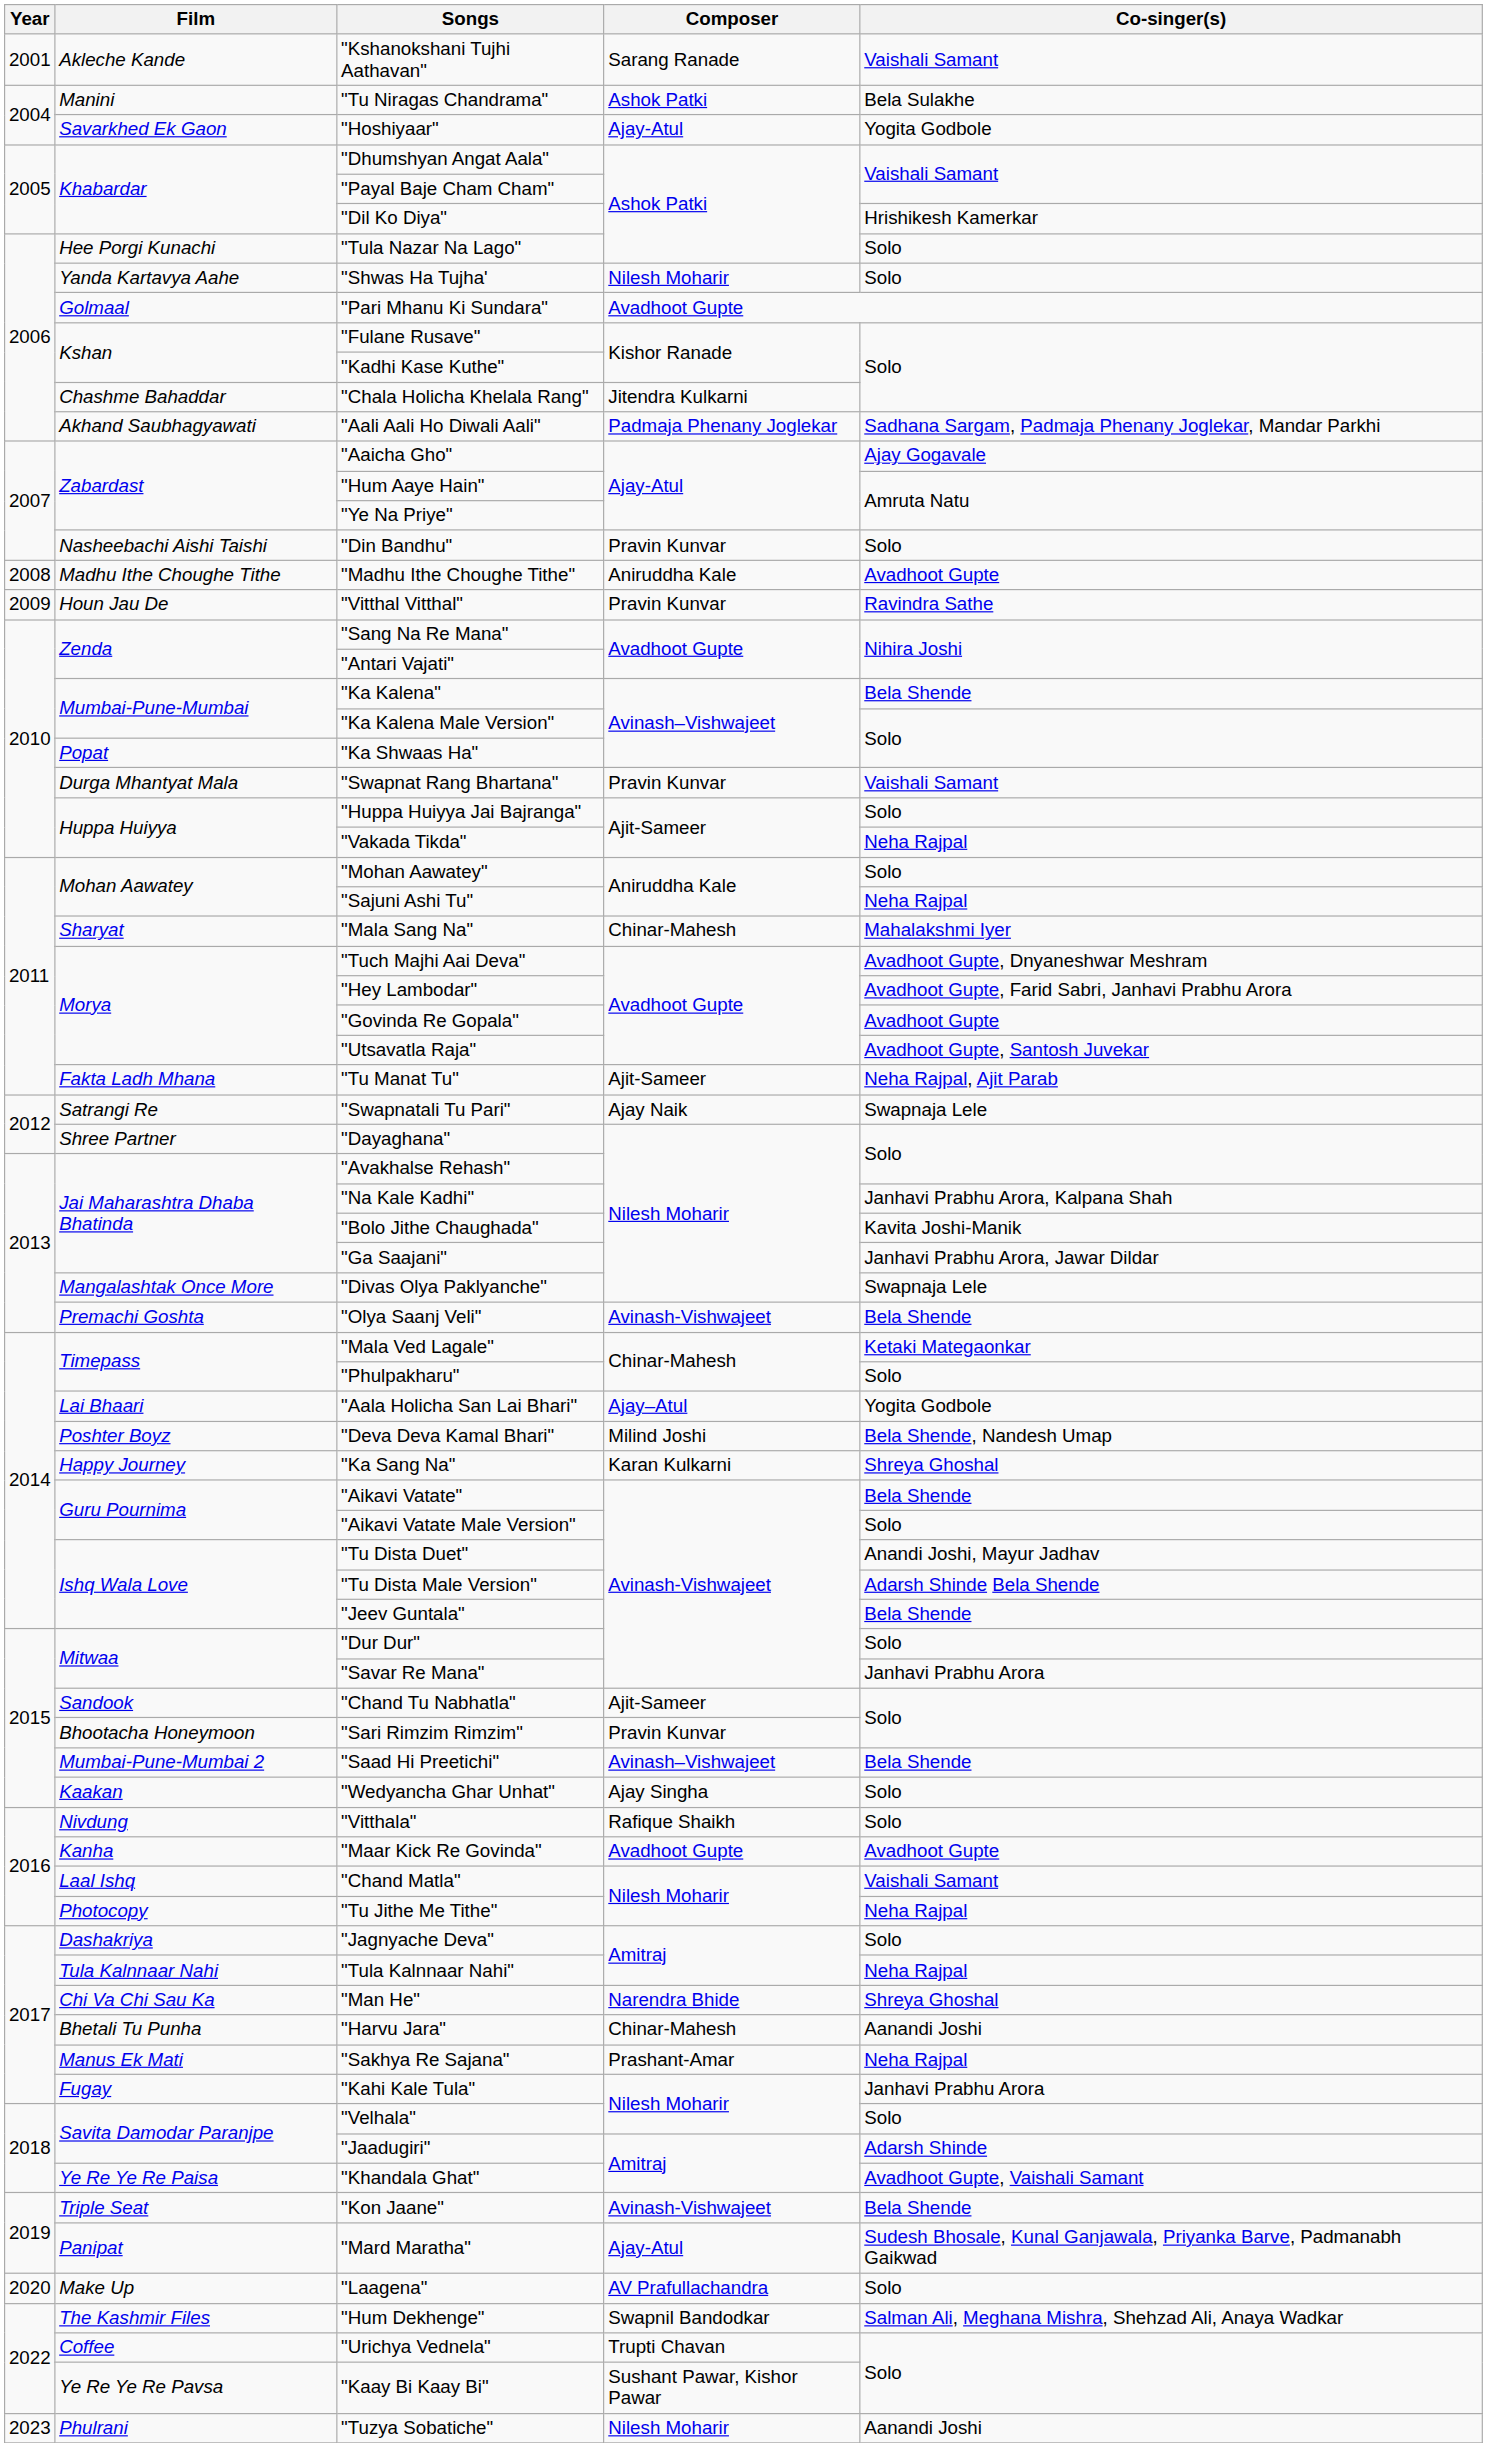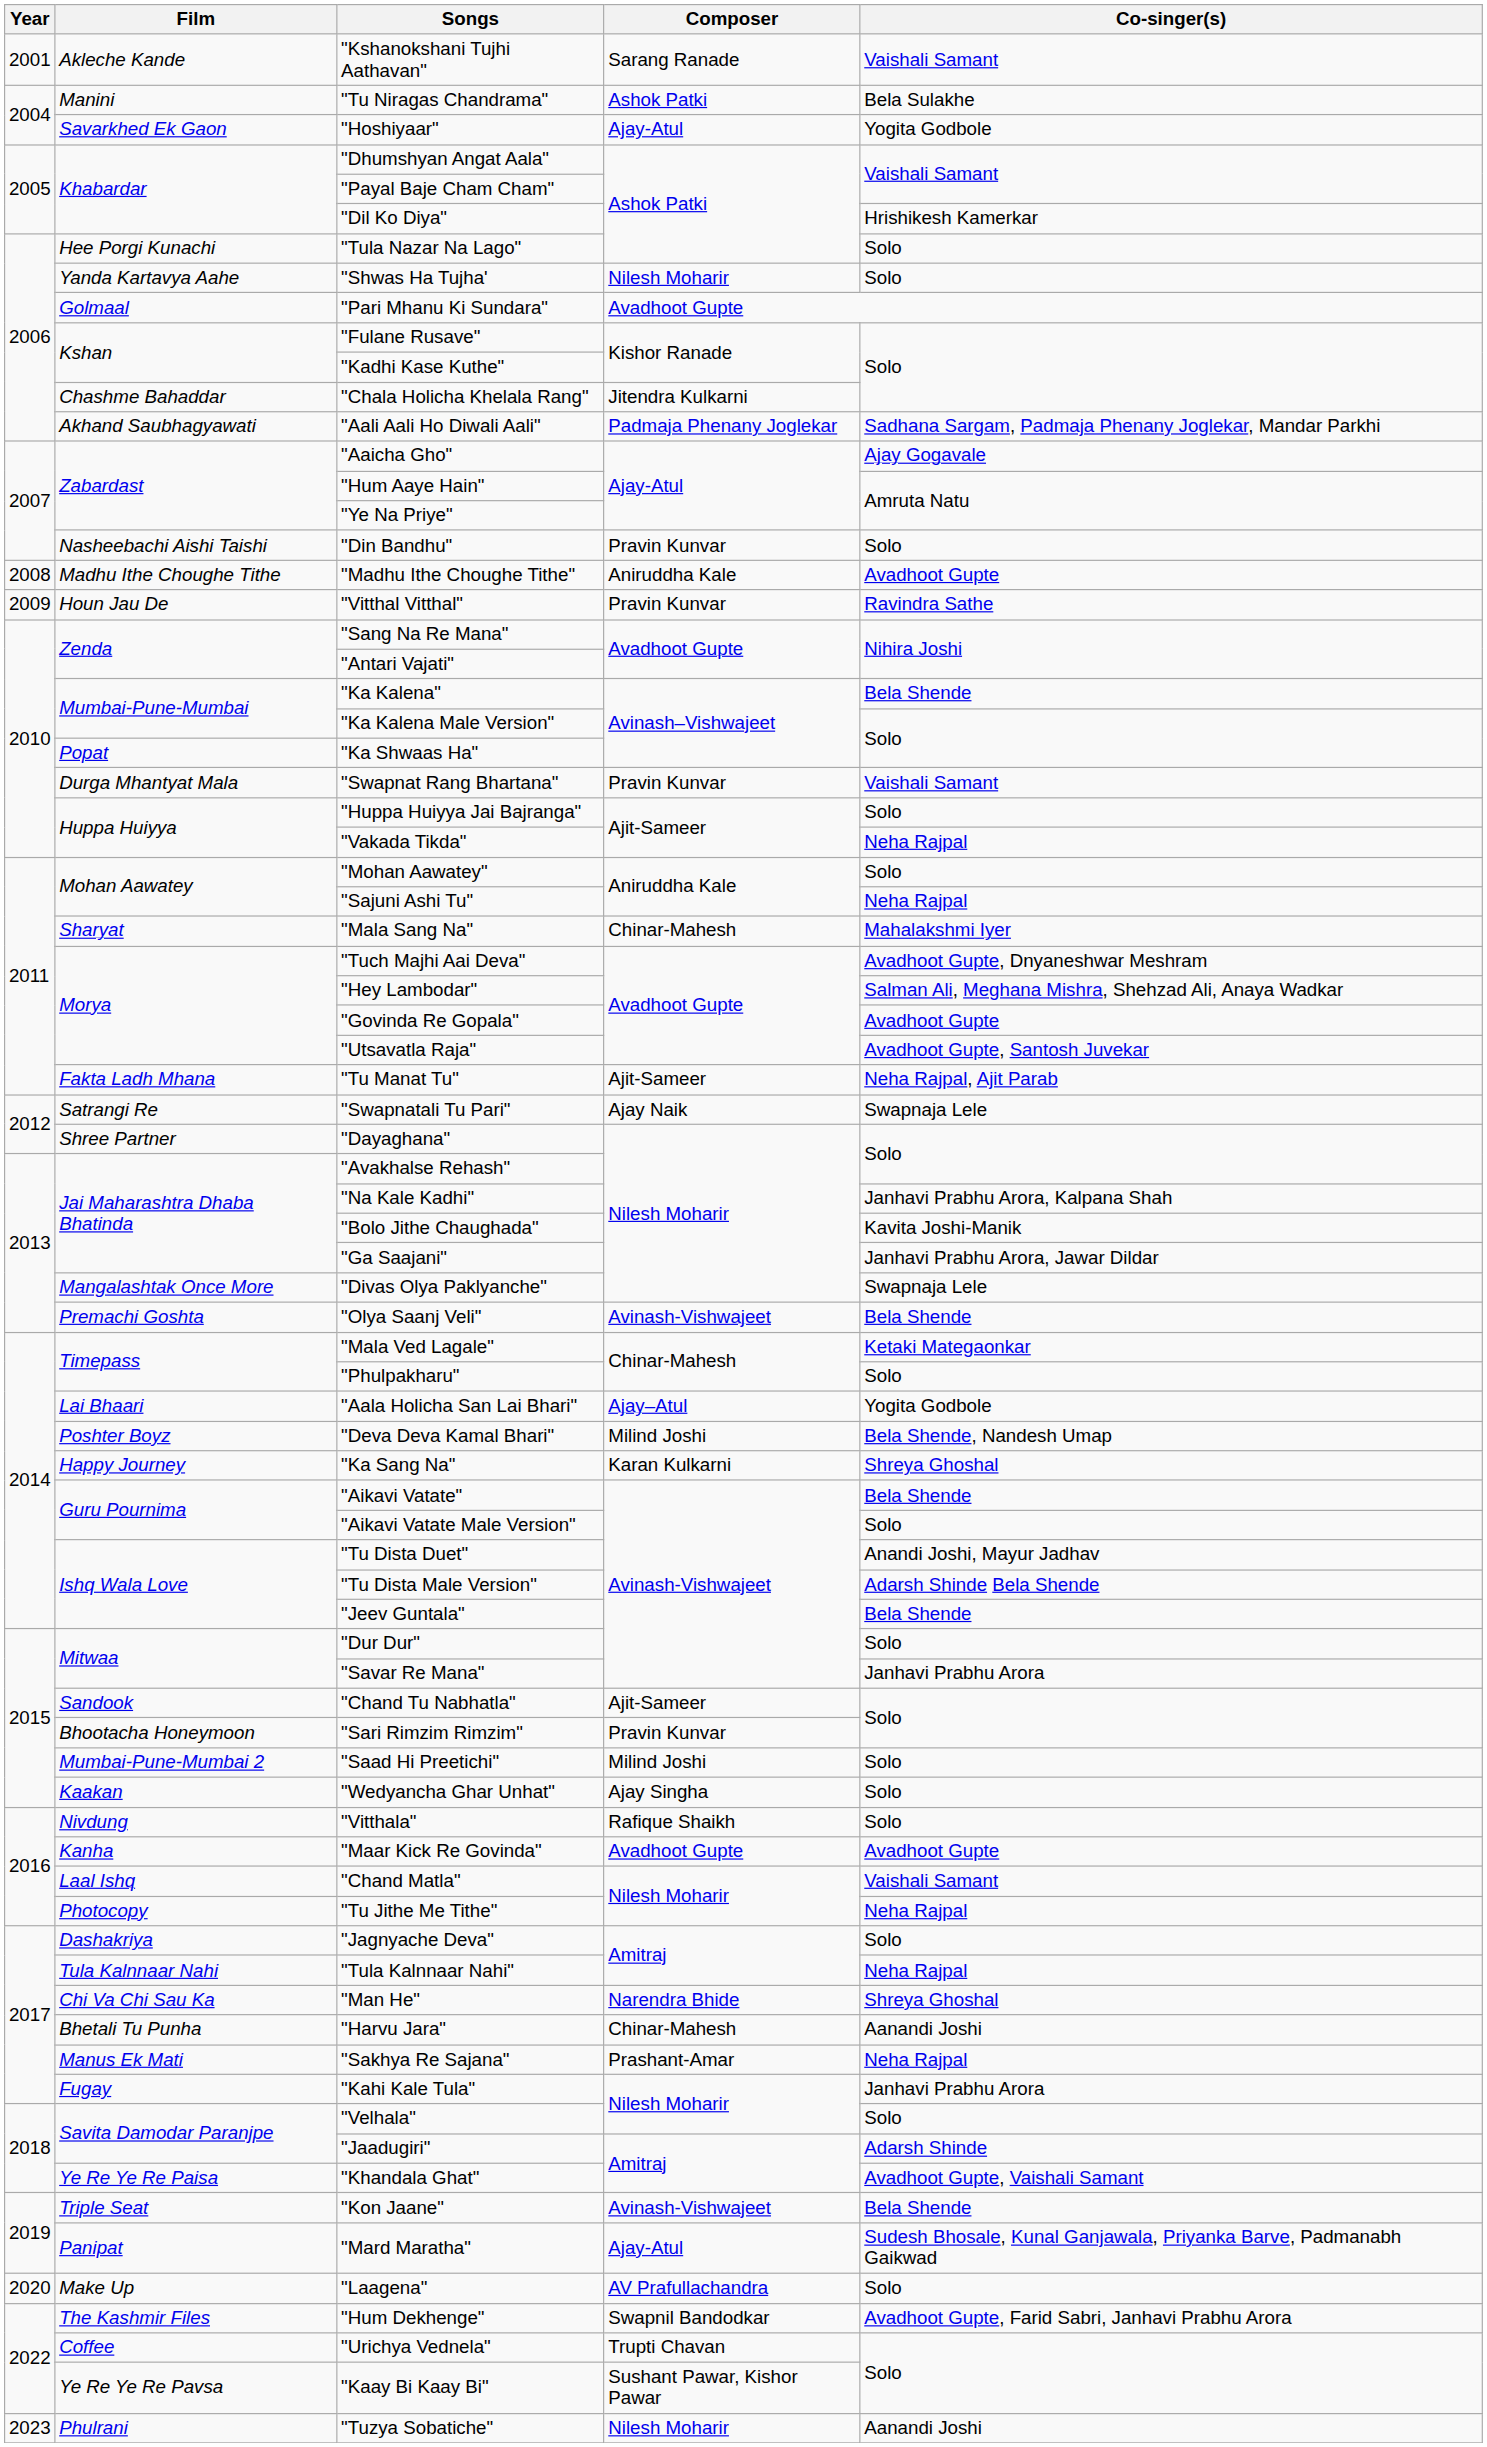(1078, 990) Avadhoot Gupte, Farid Sabri, Janhavi Prabhu Arora -> (1104, 990) Salman Ali, Meghana Mishra, Shehzad Ali, Anaya Wadkar
(692, 1762) Avinash–Vishwajeet -> (657, 1762) Milind Joshi
(918, 1762) Bela Shende -> (883, 1762) Solo
(1104, 2317) Salman Ali, Meghana Mishra, Shehzad Ali, Anaya Wadkar -> (1078, 2317) Avadhoot Gupte, Farid Sabri, Janhavi Prabhu Arora
